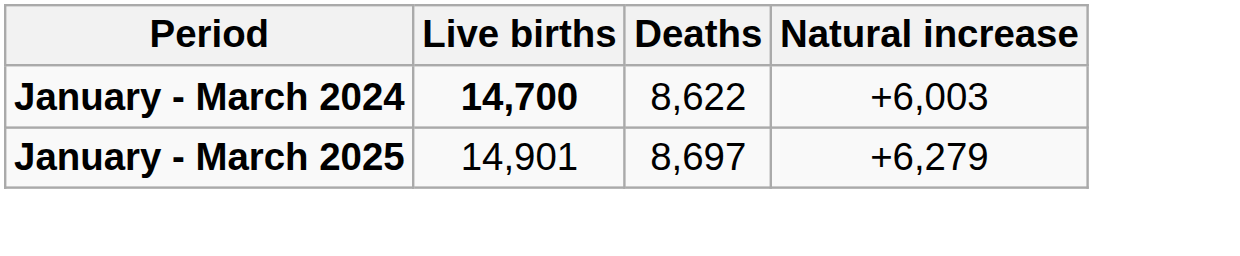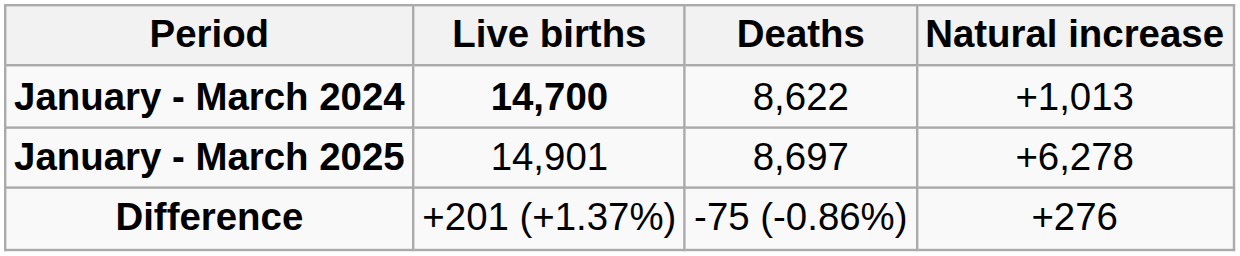(929, 95) +6,003 -> (1075, 95) +1,013
(929, 156) +6,279 -> (1075, 156) +6,278
+ row: (209, 217)
